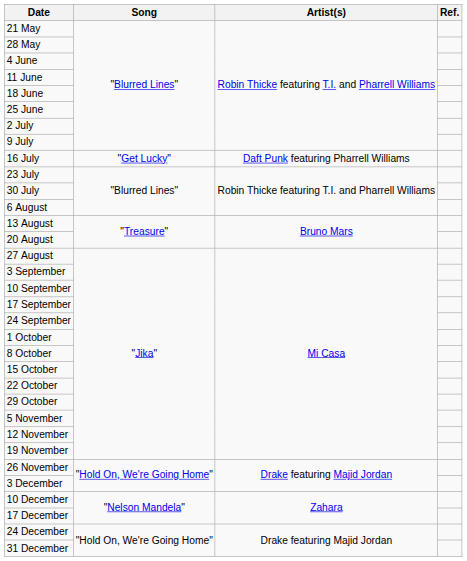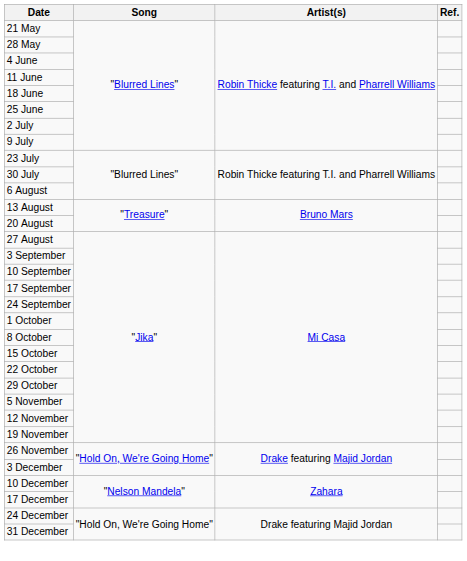- row: (23, 158)
